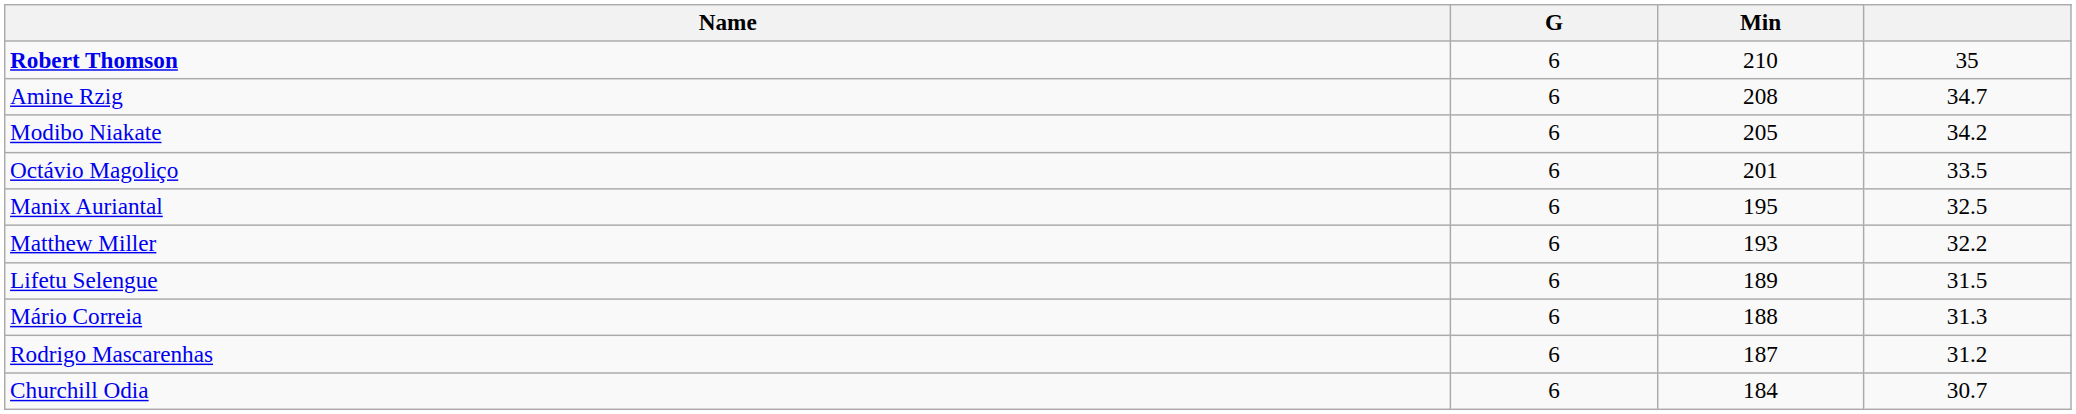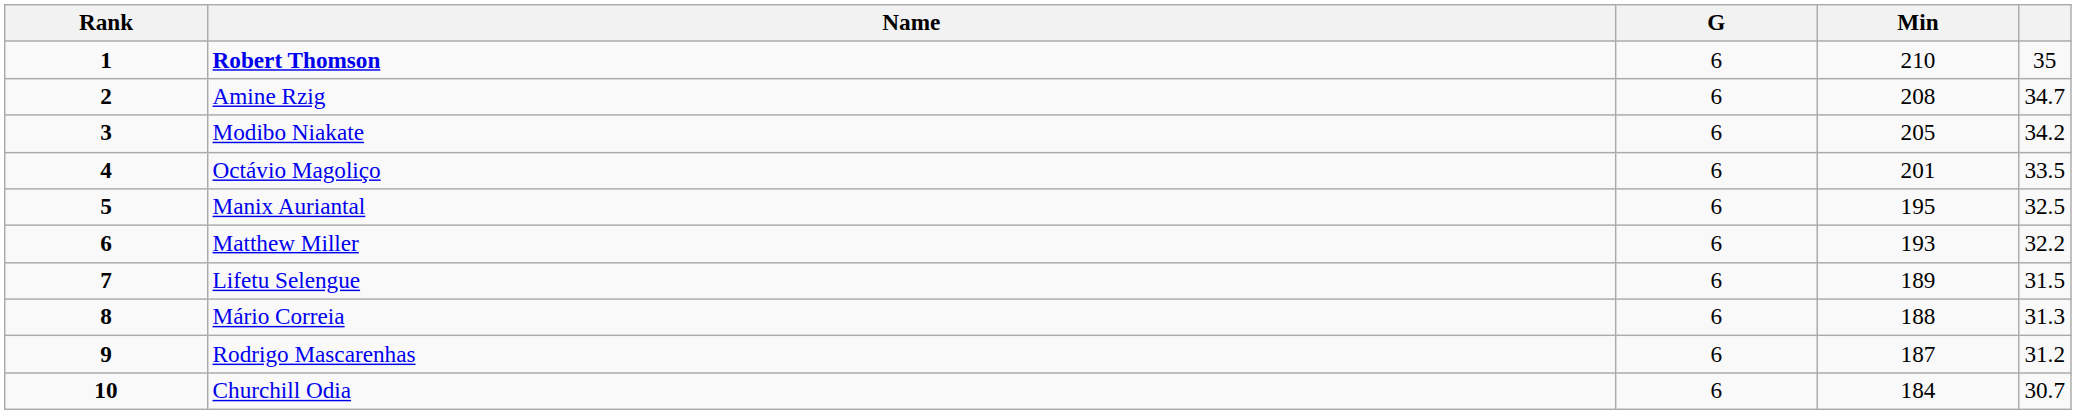+ column: (106, 22)
